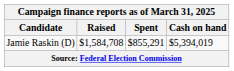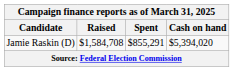(191, 43) $5,394,019 -> (191, 43) $5,394,020
